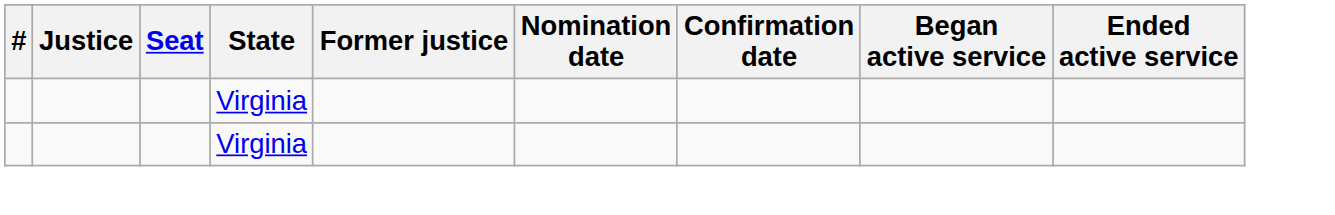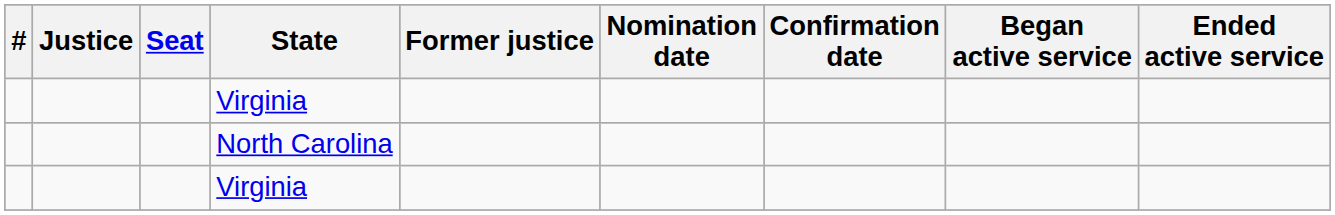+ row: (19, 144)
